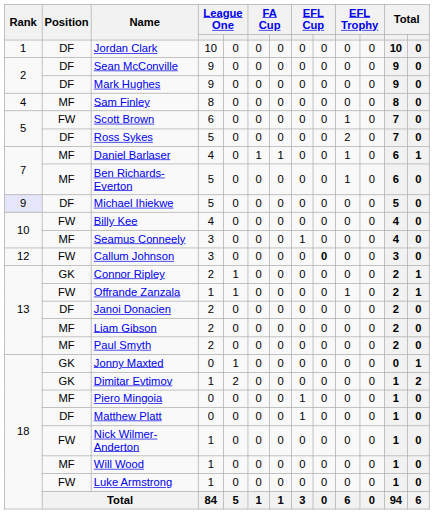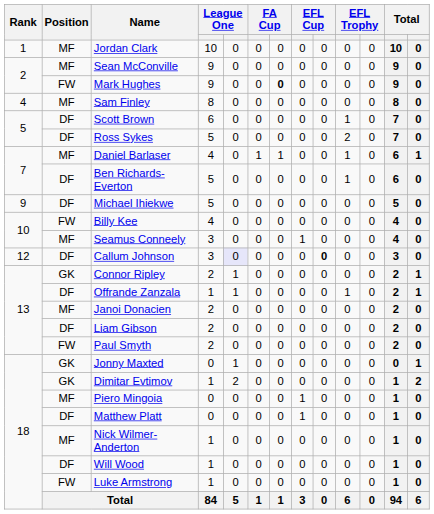(67, 48) DF -> (67, 48) MF
(67, 66) DF -> (67, 66) MF
(67, 84) DF -> (67, 84) FW
(281, 84) normal -> (281, 84) bold
(67, 119) FW -> (67, 119) DF
(67, 179) MF -> (67, 179) DF
(23, 203) lavender background -> (23, 203) no background
(67, 256) FW -> (67, 256) DF
(236, 256) no background -> (236, 256) lavender background
(67, 292) FW -> (67, 292) DF
(67, 310) DF -> (67, 310) MF
(67, 327) MF -> (67, 327) DF
(67, 345) MF -> (67, 345) FW
(67, 440) FW -> (67, 440) MF
(67, 464) MF -> (67, 464) DF
